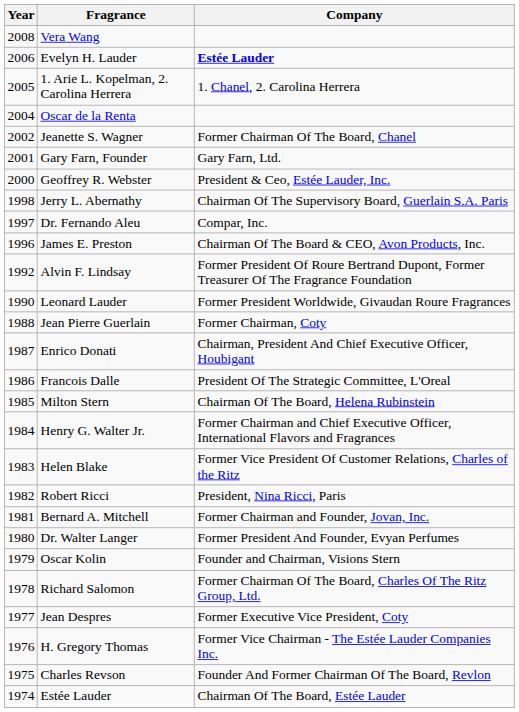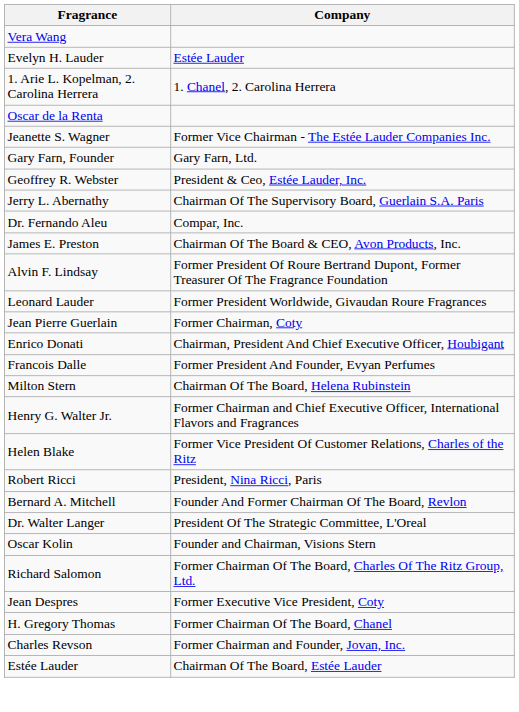- column: (21, 15)
(236, 57) bold -> (209, 57) normal
(307, 136) Former Chairman Of The Board, Chanel -> (332, 136) Former Vice Chairman - The Estée Lauder Companies Inc.
(324, 380) President Of The Strategic Committee, L'Oreal -> (304, 365) Former President And Founder, Evyan Perfumes
(313, 517) Former Chairman and Founder, Jovan, Inc. -> (320, 501) Founder And Former Chairman Of The Board, Revlon
(328, 538) Former President And Founder, Evyan Perfumes -> (300, 523) President Of The Strategic Committee, L'Oreal
(344, 646) Former Vice Chairman - The Estée Lauder Companies Inc. -> (283, 623) Former Chairman Of The Board, Chanel
(344, 675) Founder And Former Chairman Of The Board, Revlon -> (289, 644) Former Chairman and Founder, Jovan, Inc.
